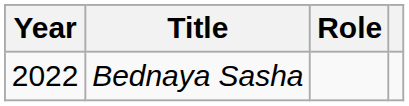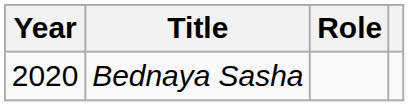(45, 75) 2022 -> (45, 75) 2020
